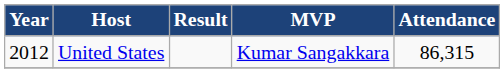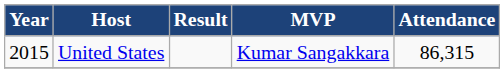(29, 51) 2012 -> (29, 51) 2015
